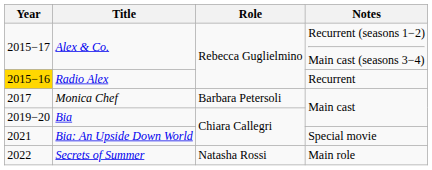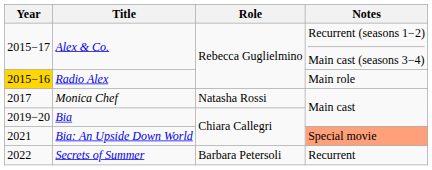(332, 79) Recurrent -> (332, 79) Main role
(240, 98) Barbara Petersoli -> (232, 98) Natasha Rossi
(342, 136) no background -> (342, 136) lightsalmon background
(232, 155) Natasha Rossi -> (240, 155) Barbara Petersoli
(332, 155) Main role -> (332, 155) Recurrent
